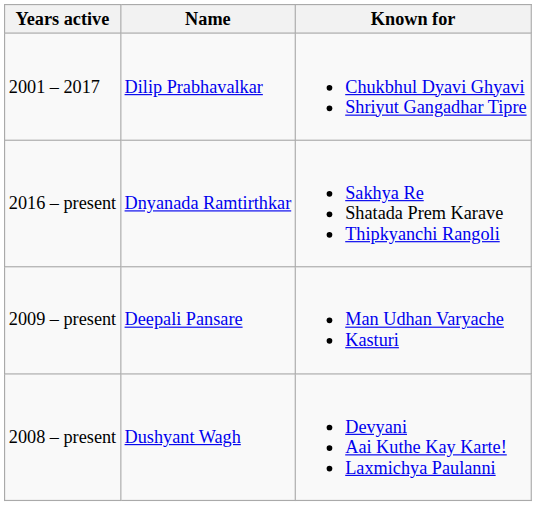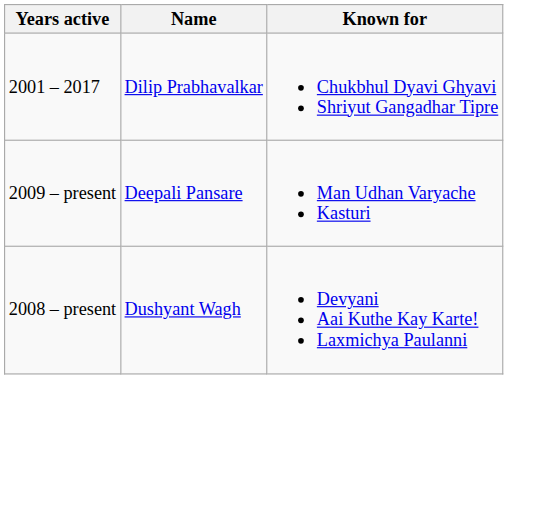- row: (62, 203)
